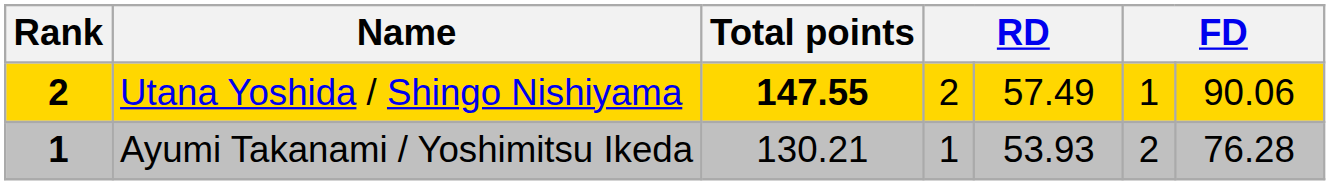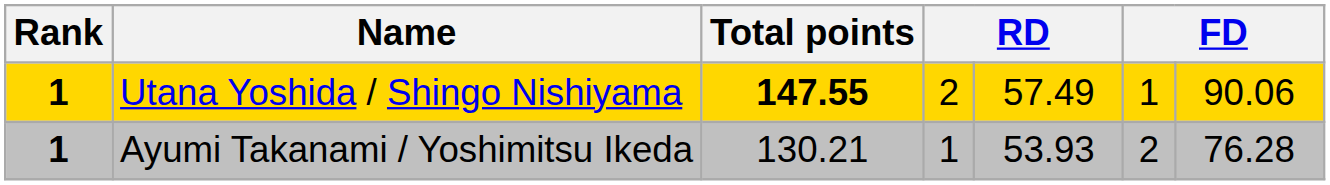(58, 91) 2 -> (58, 91) 1
